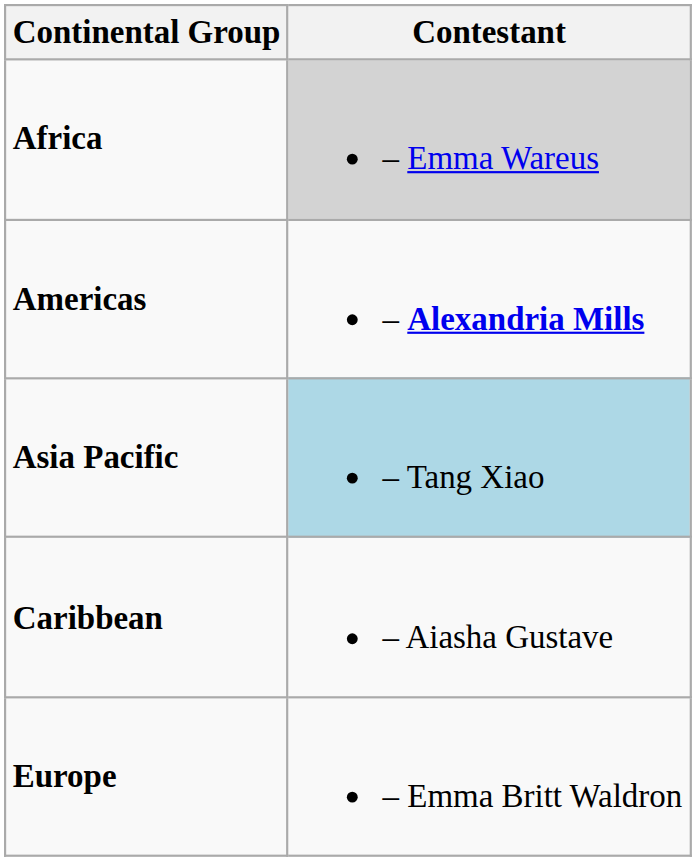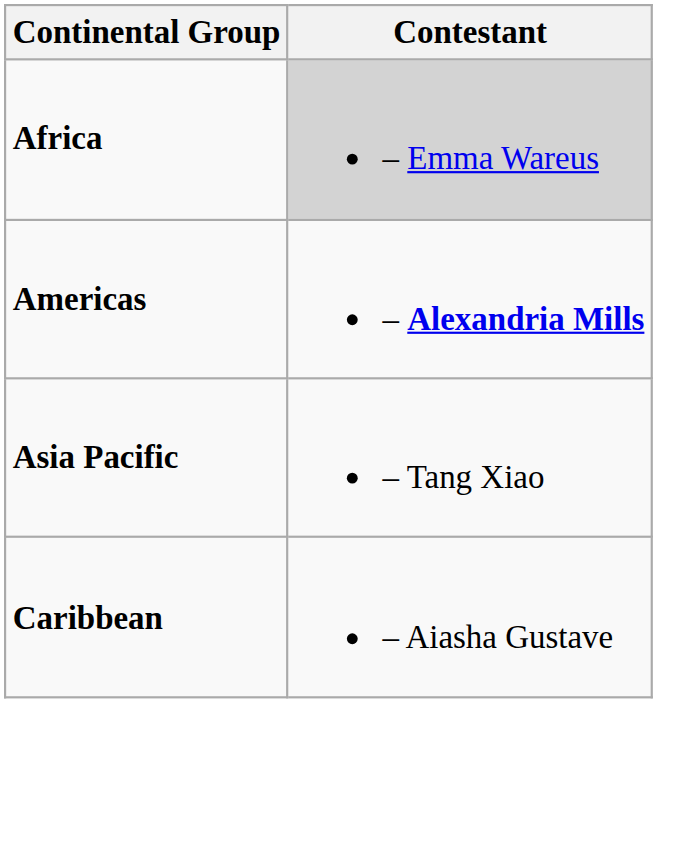(489, 478) lightblue background -> (470, 478) no background
- row: (65, 776)
